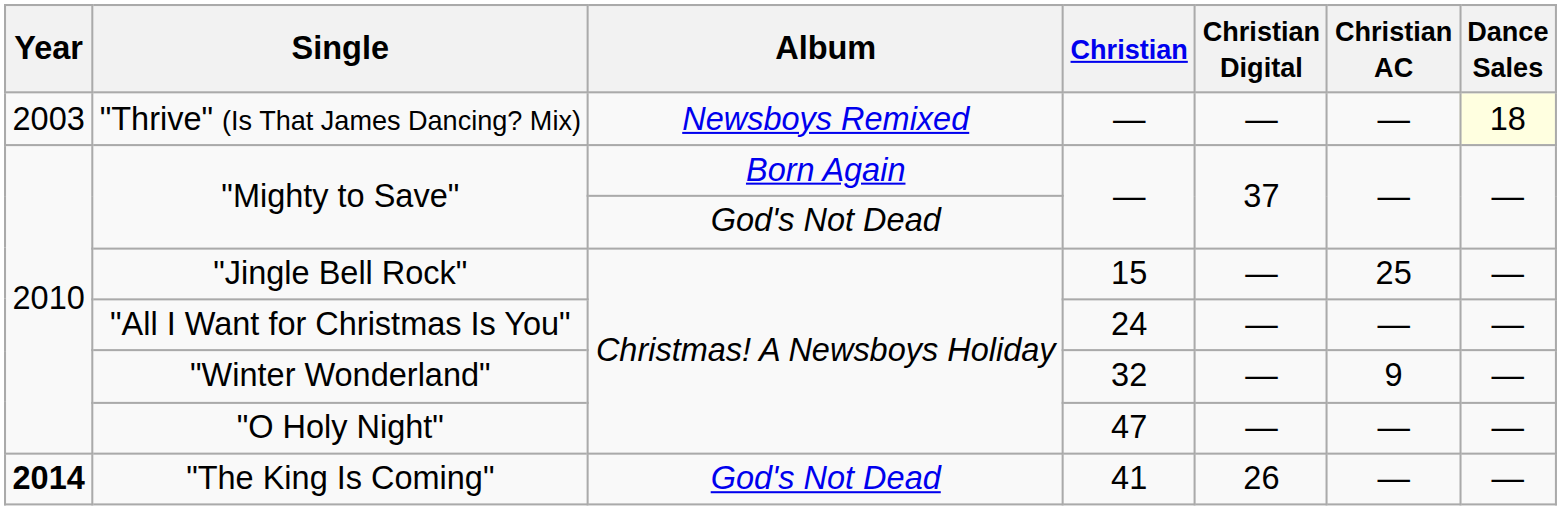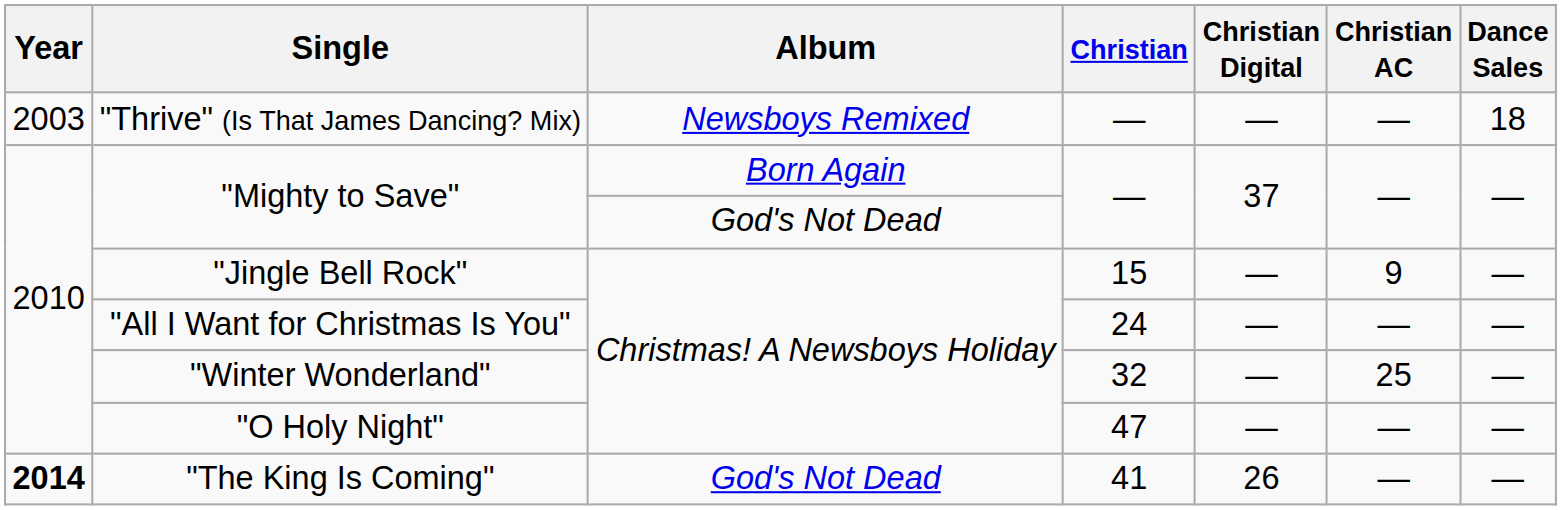(1508, 118) lightyellow background -> (1508, 118) no background
(1394, 272) 25 -> (1394, 272) 9
(1394, 375) 9 -> (1394, 375) 25
